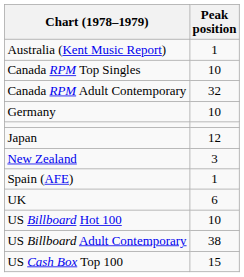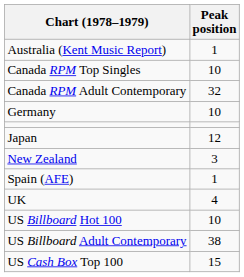(215, 199) 6 -> (215, 199) 4
